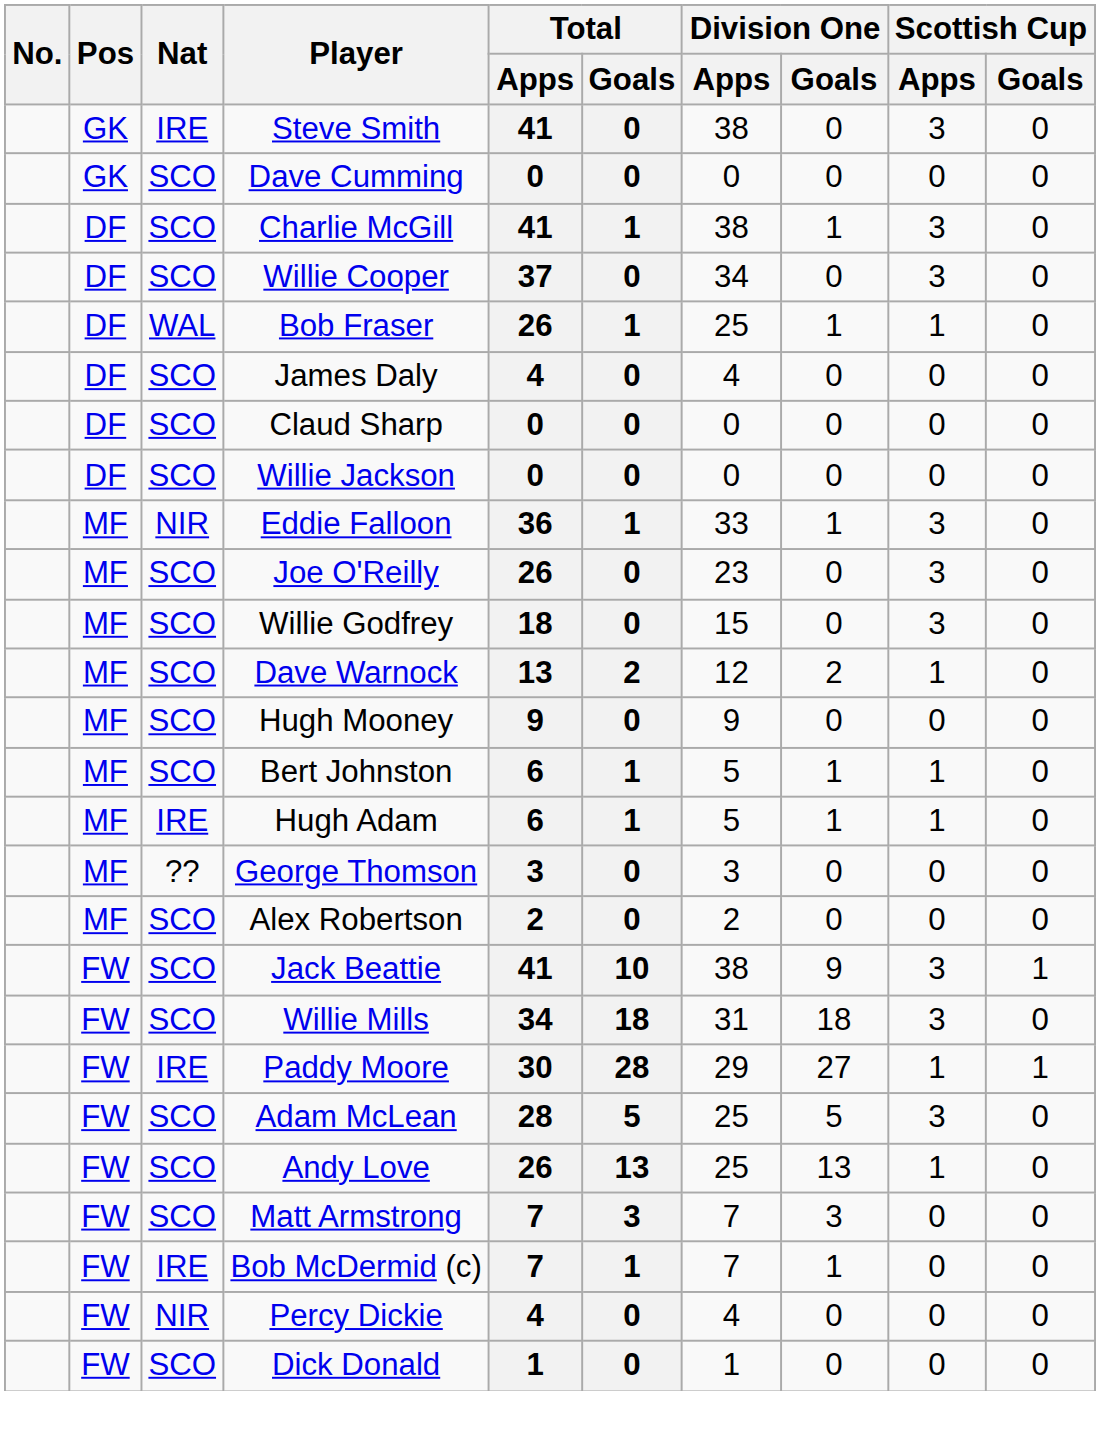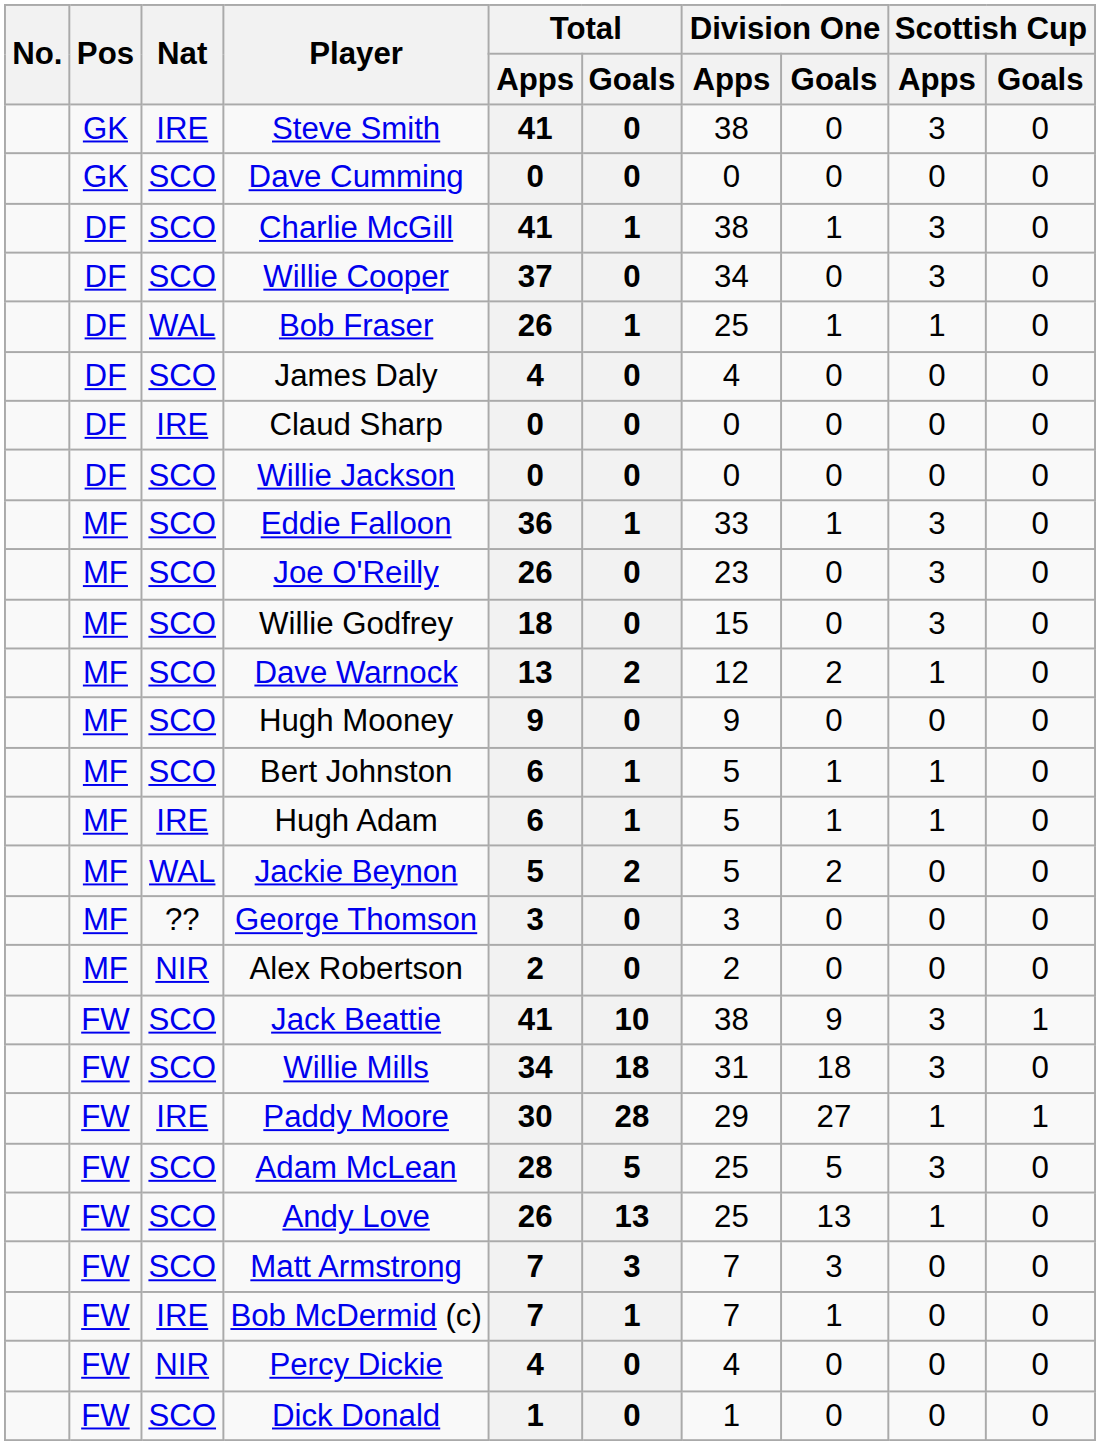(182, 425) SCO -> (182, 425) IRE
(182, 524) NIR -> (182, 524) SCO
+ row: (356, 870)
(182, 919) SCO -> (182, 969) NIR
